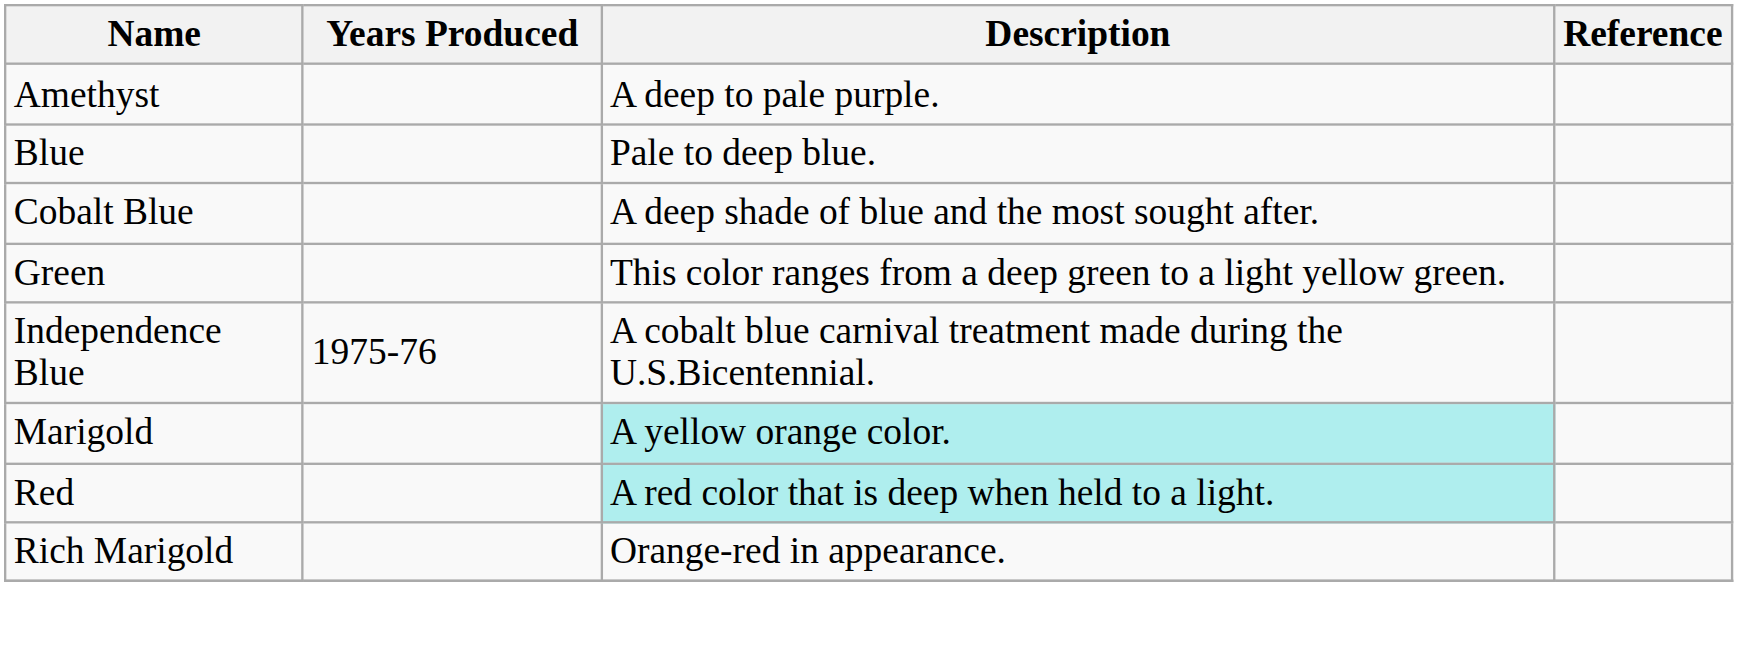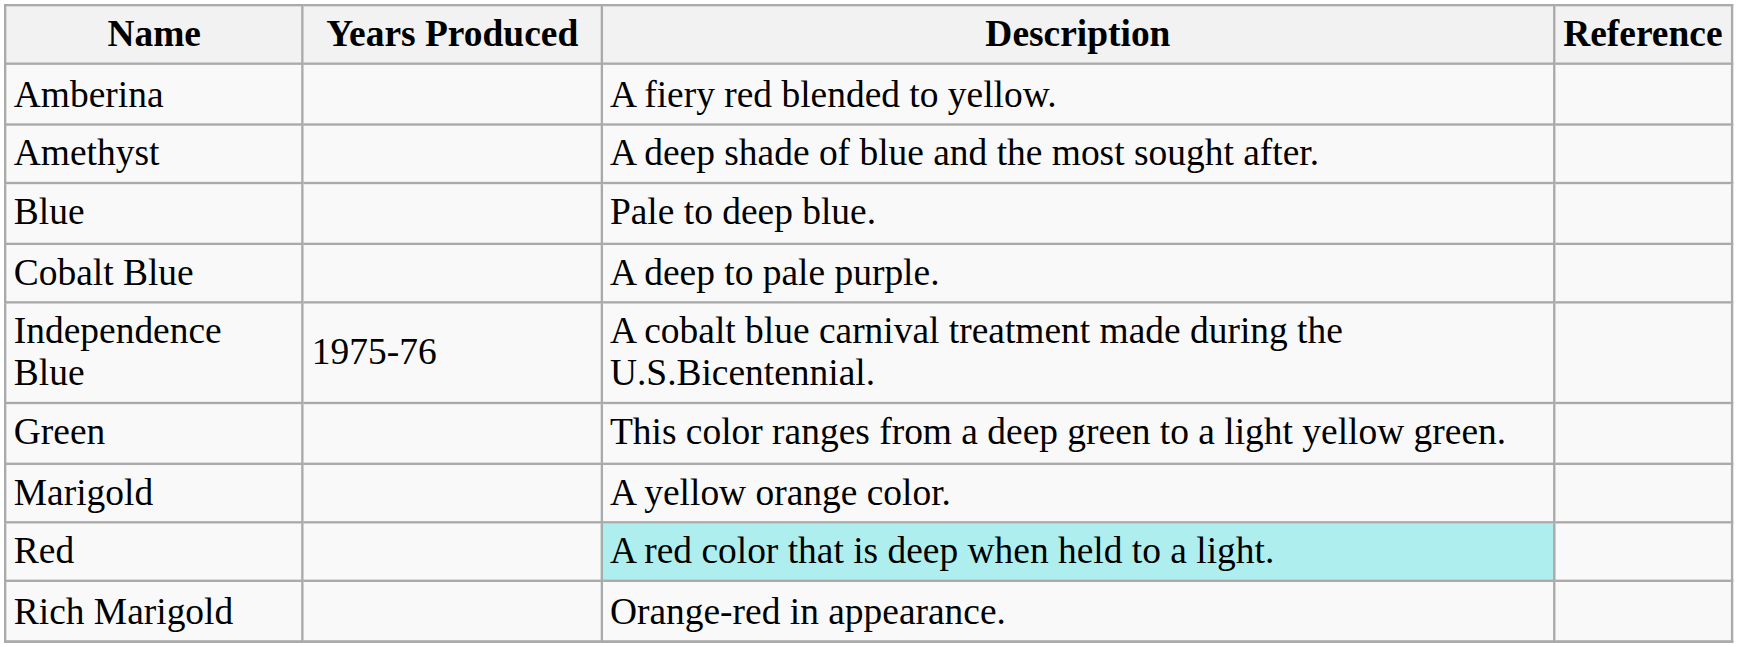+ row: (89, 93)
(775, 93) A deep to pale purple. -> (964, 152) A deep shade of blue and the most sought after.
(964, 212) A deep shade of blue and the most sought after. -> (775, 271) A deep to pale purple.
rows swapped: (118, 352) <-> (60, 271)
(780, 432) paleturquoise background -> (780, 491) no background
